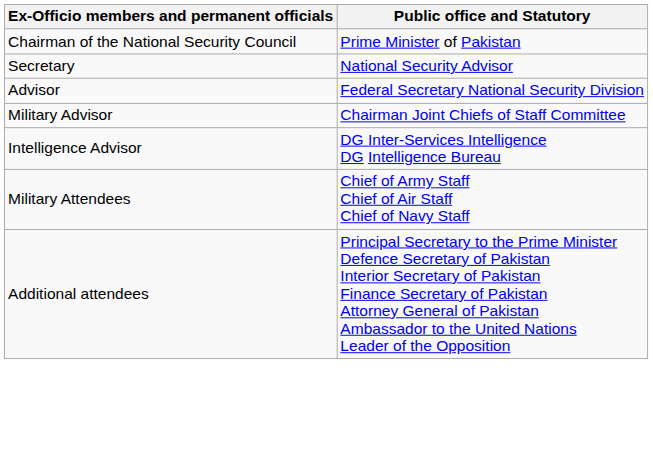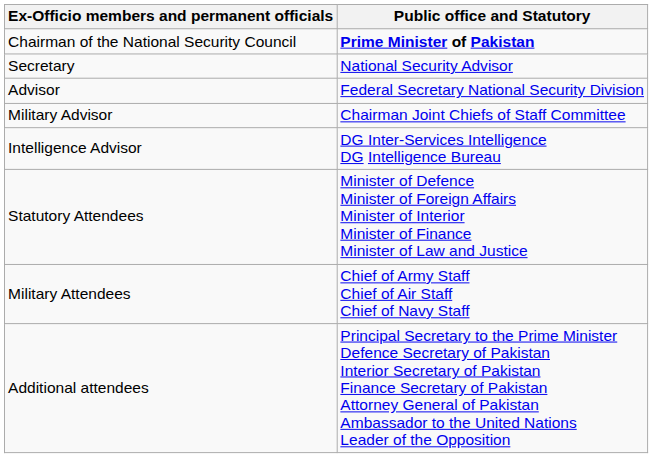(430, 41) normal -> (437, 41) bold
+ row: (76, 216)
